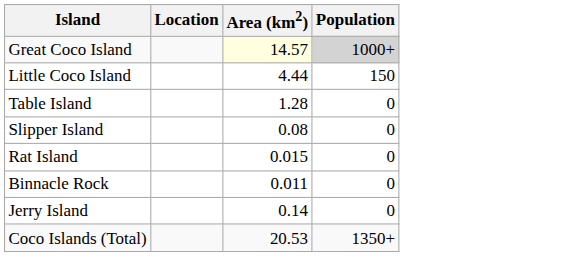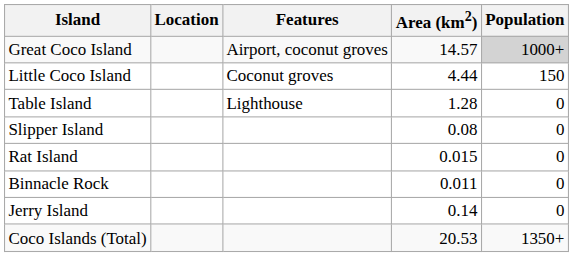+ column: (307, 20)
(289, 49) lightyellow background -> (458, 49) no background
